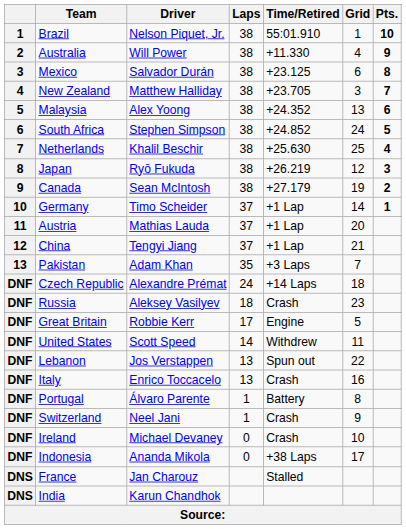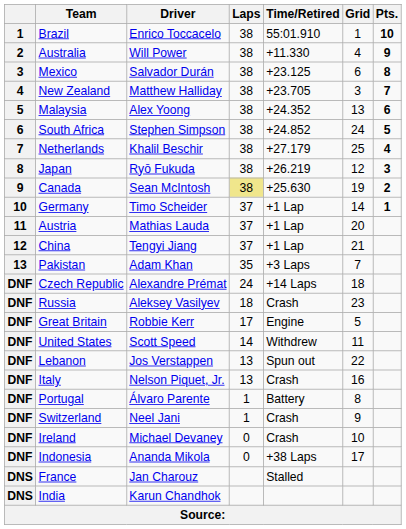(177, 33) Nelson Piquet, Jr. -> (175, 33) Enrico Toccacelo
(288, 149) +25.630 -> (288, 149) +27.179
(246, 187) no background -> (246, 187) khaki background
(288, 187) +27.179 -> (288, 187) +25.630
(175, 380) Enrico Toccacelo -> (177, 380) Nelson Piquet, Jr.
